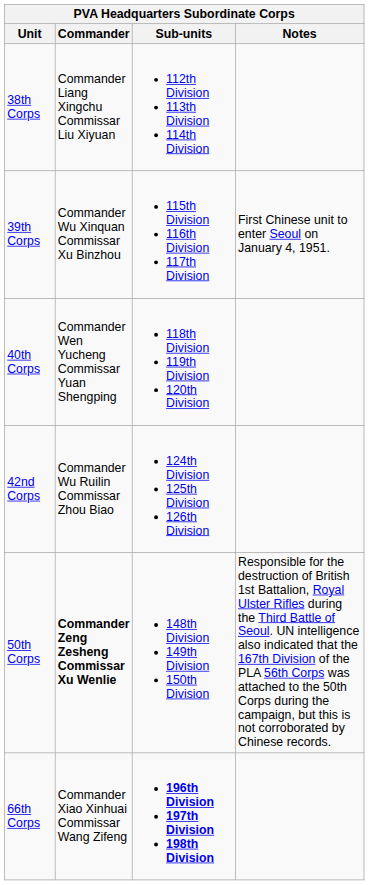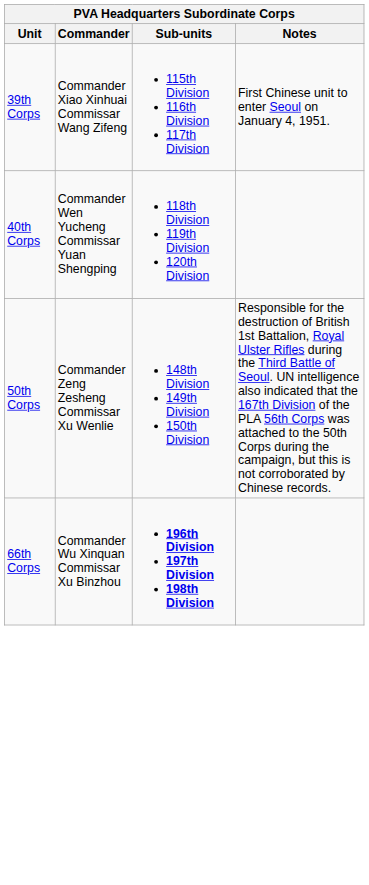- row: (24, 107)
(92, 234) Commander Wu Xinquan Commissar Xu Binzhou -> (92, 107) Commander Xiao Xinhuai Commissar Wang Zifeng
- row: (24, 489)
(94, 652) bold -> (92, 398) normal
(92, 816) Commander Xiao Xinhuai Commissar Wang Zifeng -> (92, 561) Commander Wu Xinquan Commissar Xu Binzhou
